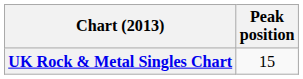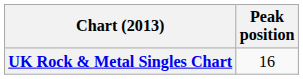(267, 61) 15 -> (267, 61) 16
